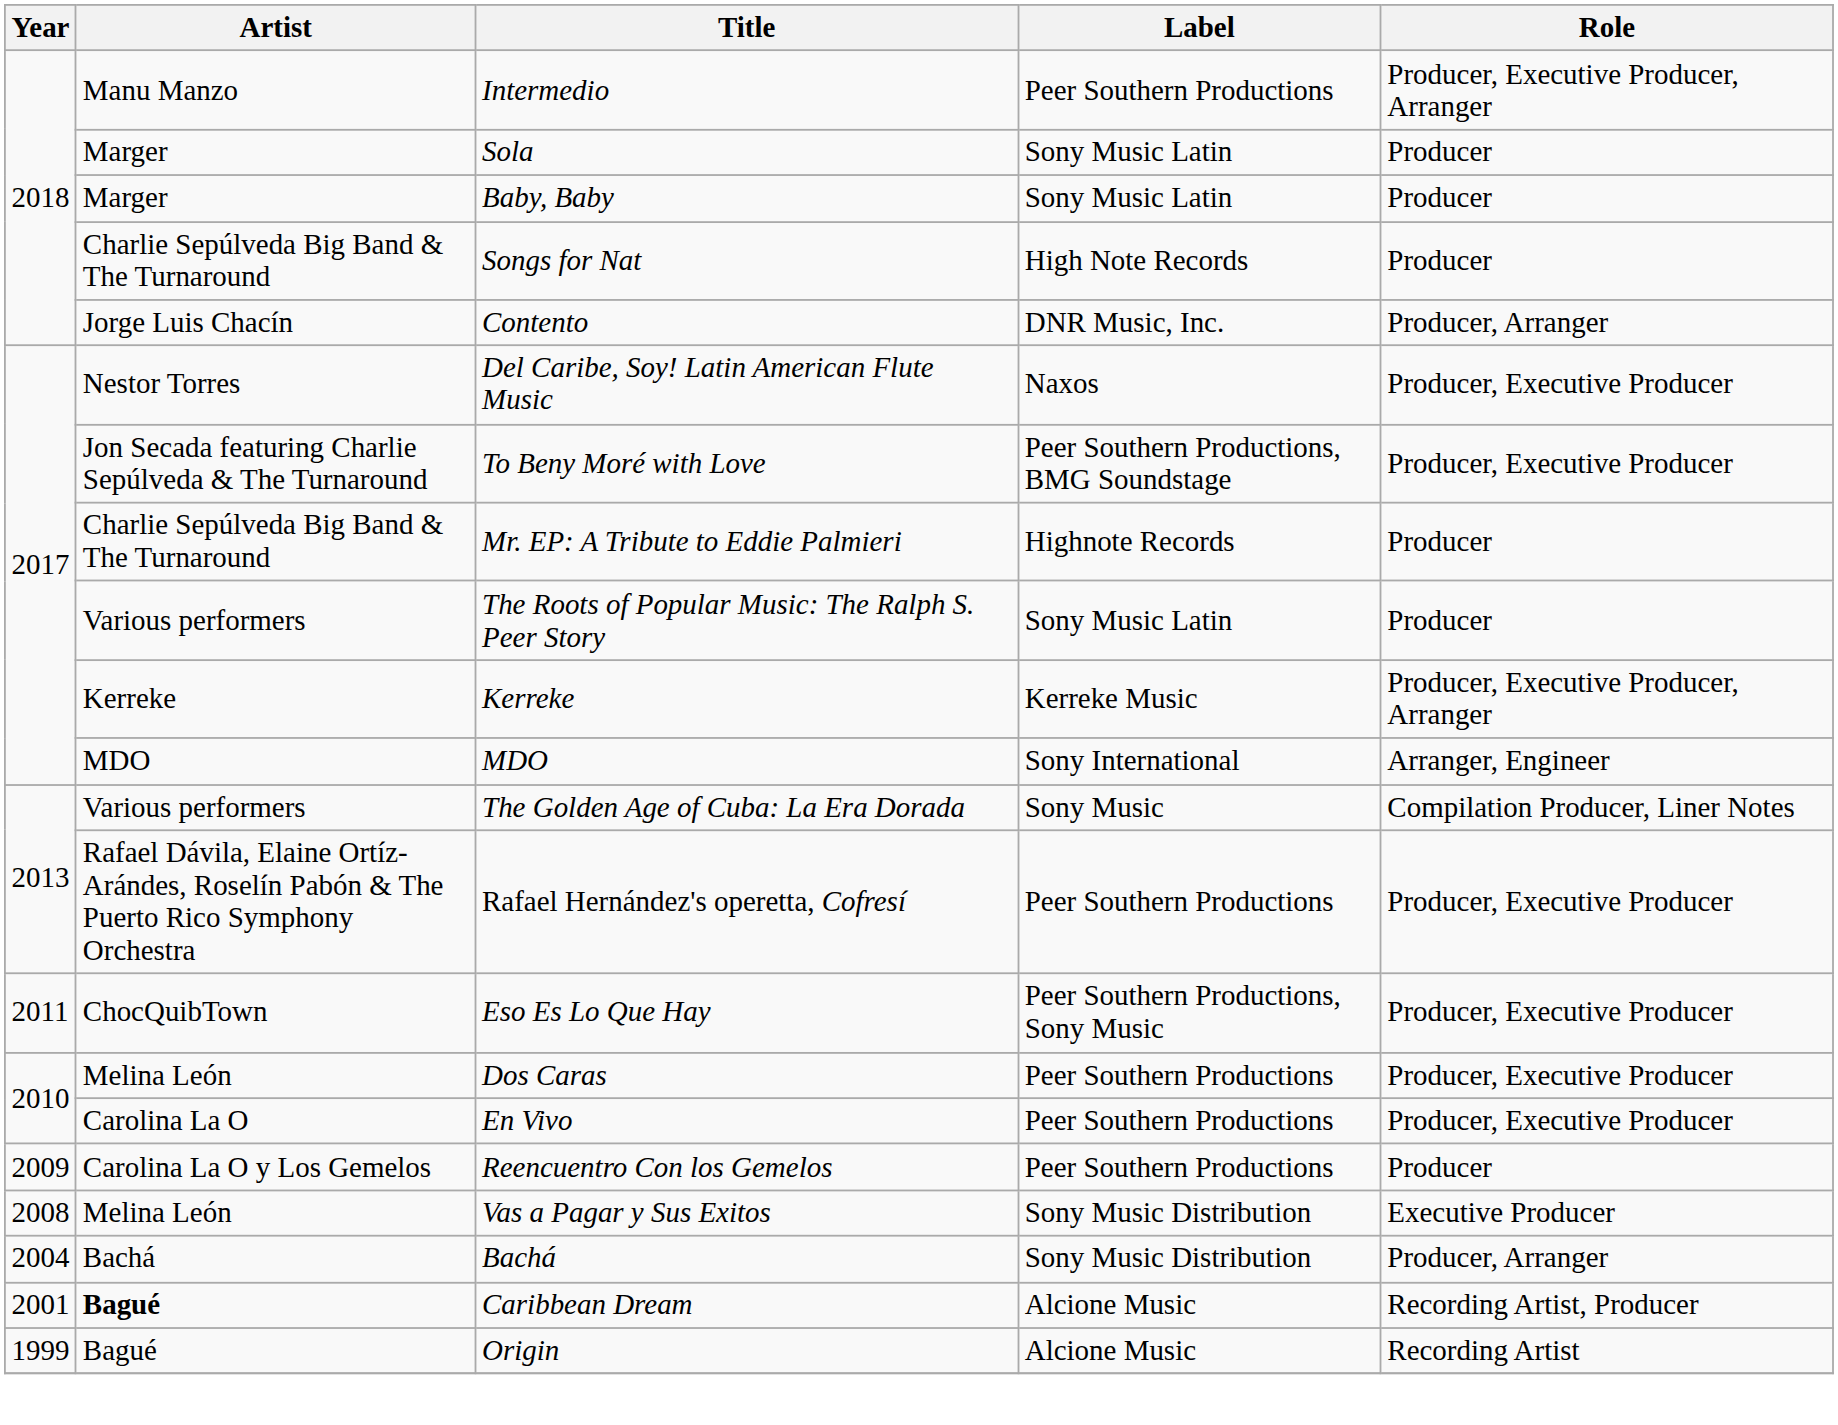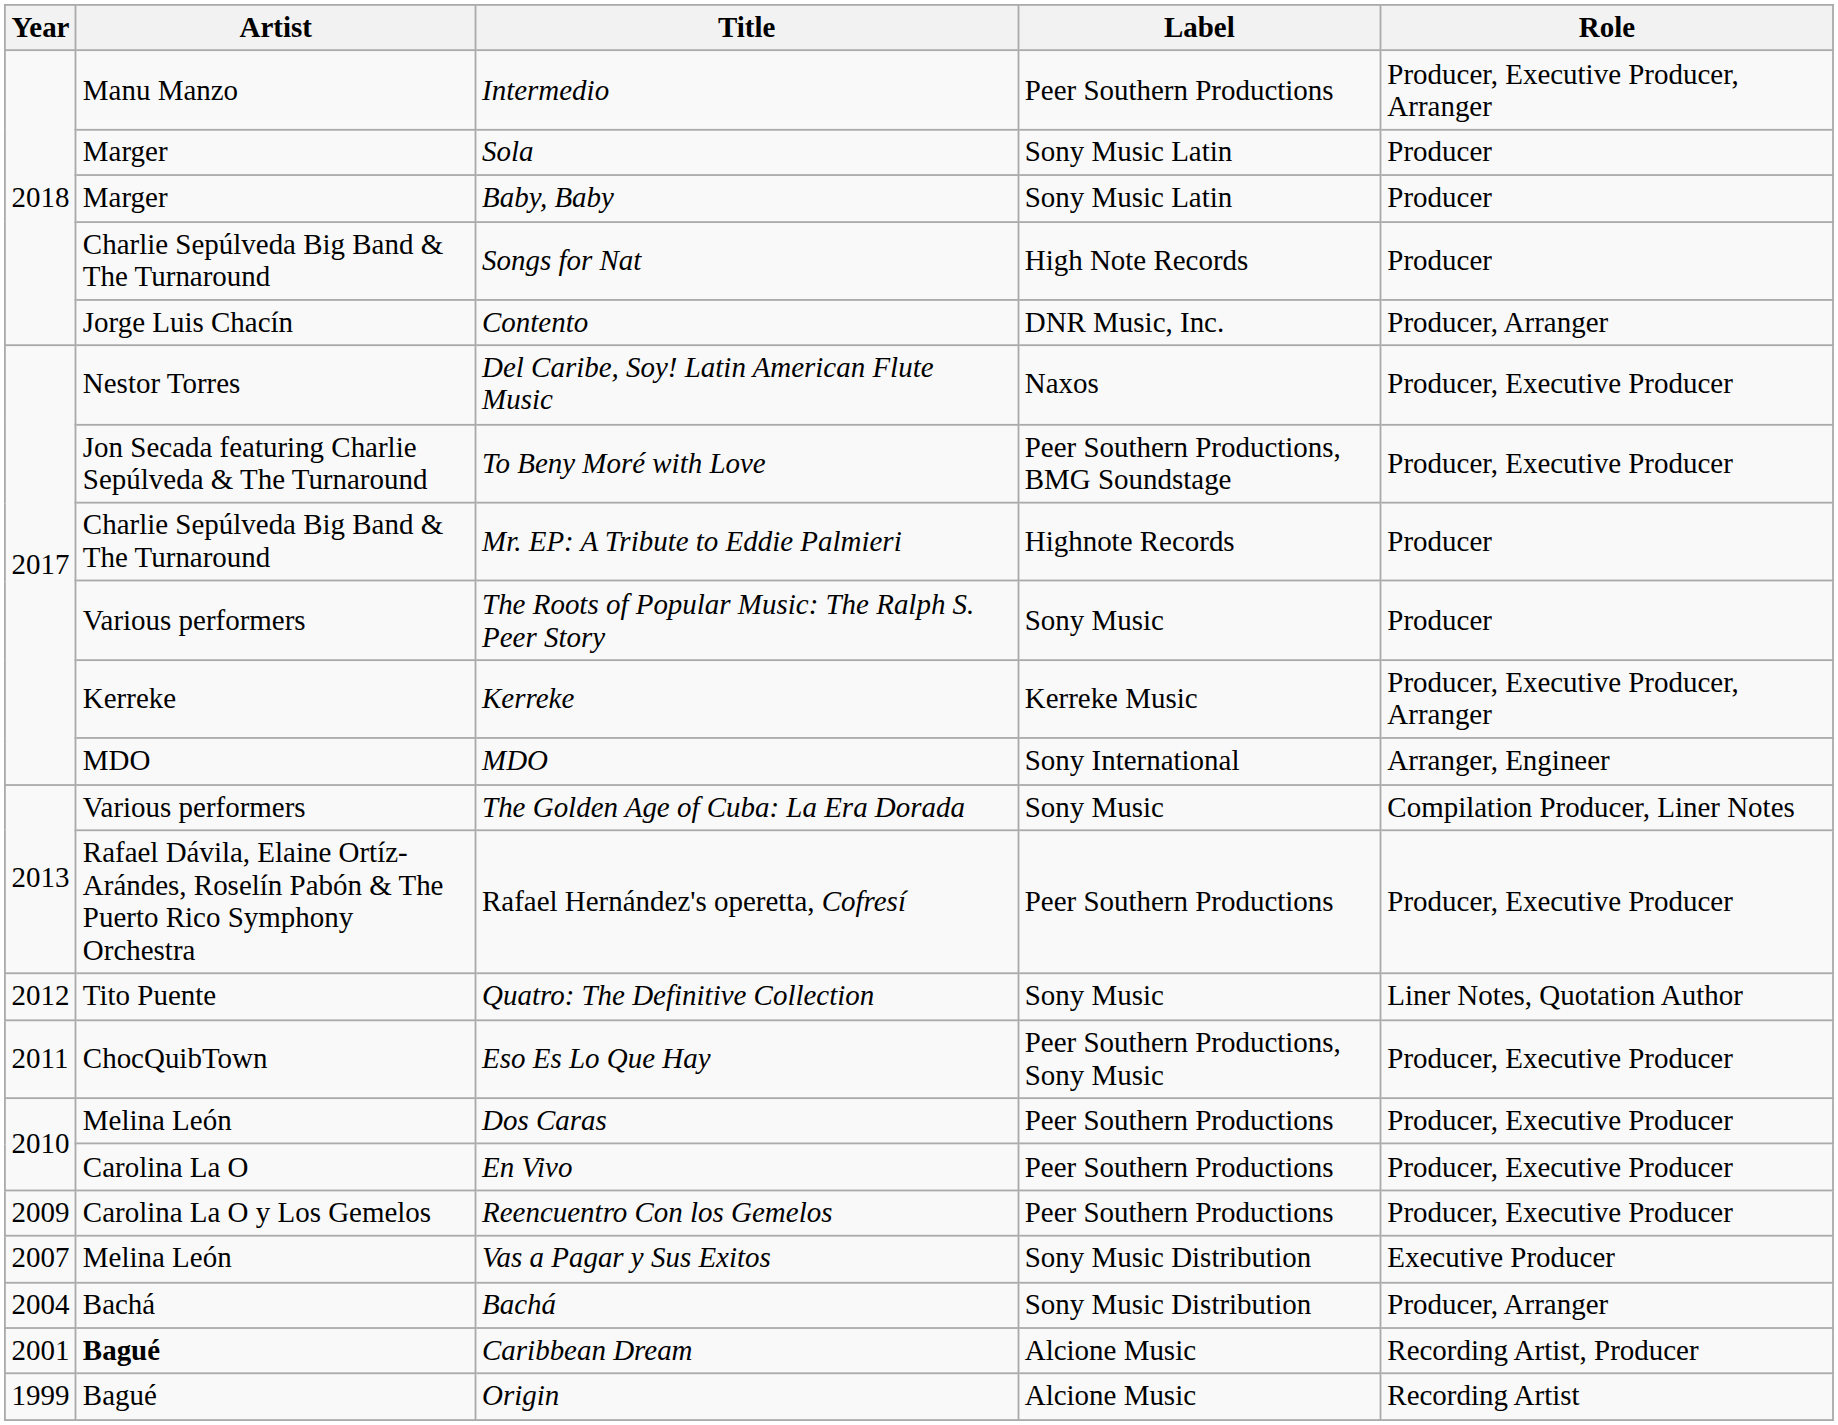(1129, 620) Sony Music Latin -> (1094, 620) Sony Music
+ row: (678, 996)
(1440, 1166) Producer -> (1560, 1212) Producer, Executive Producer
(41, 1212) 2008 -> (41, 1258) 2007
